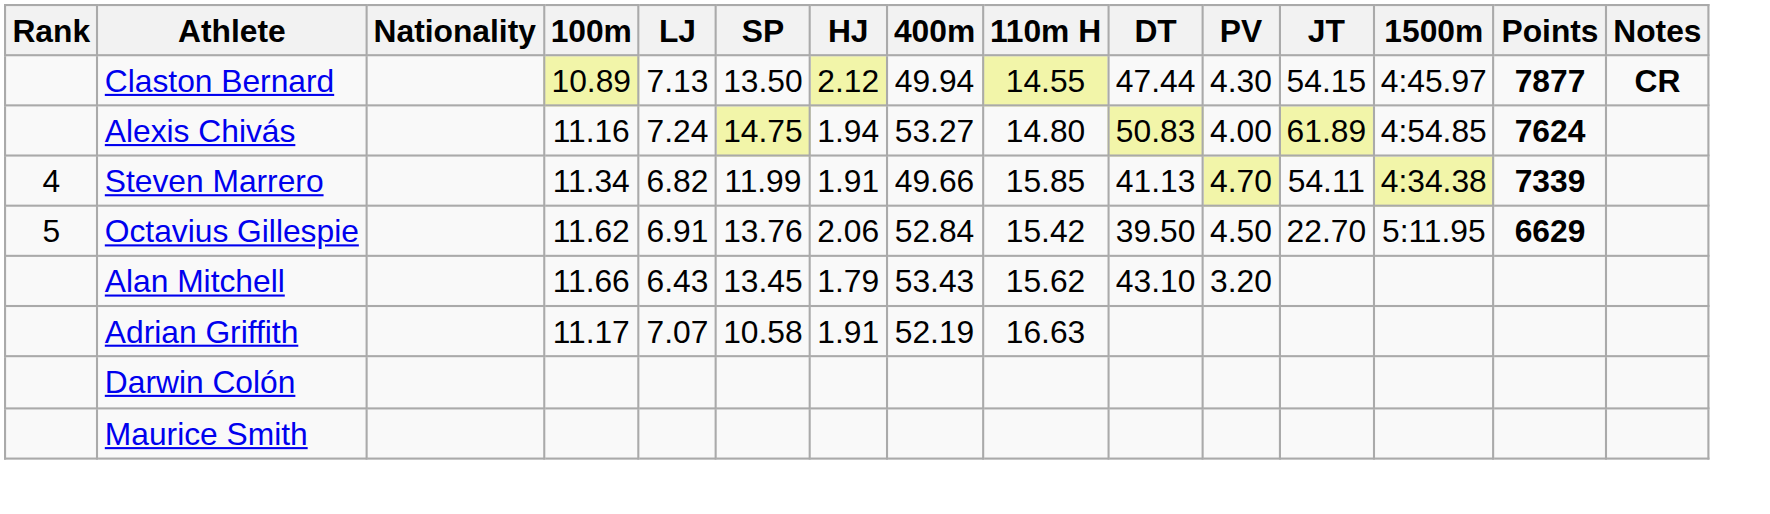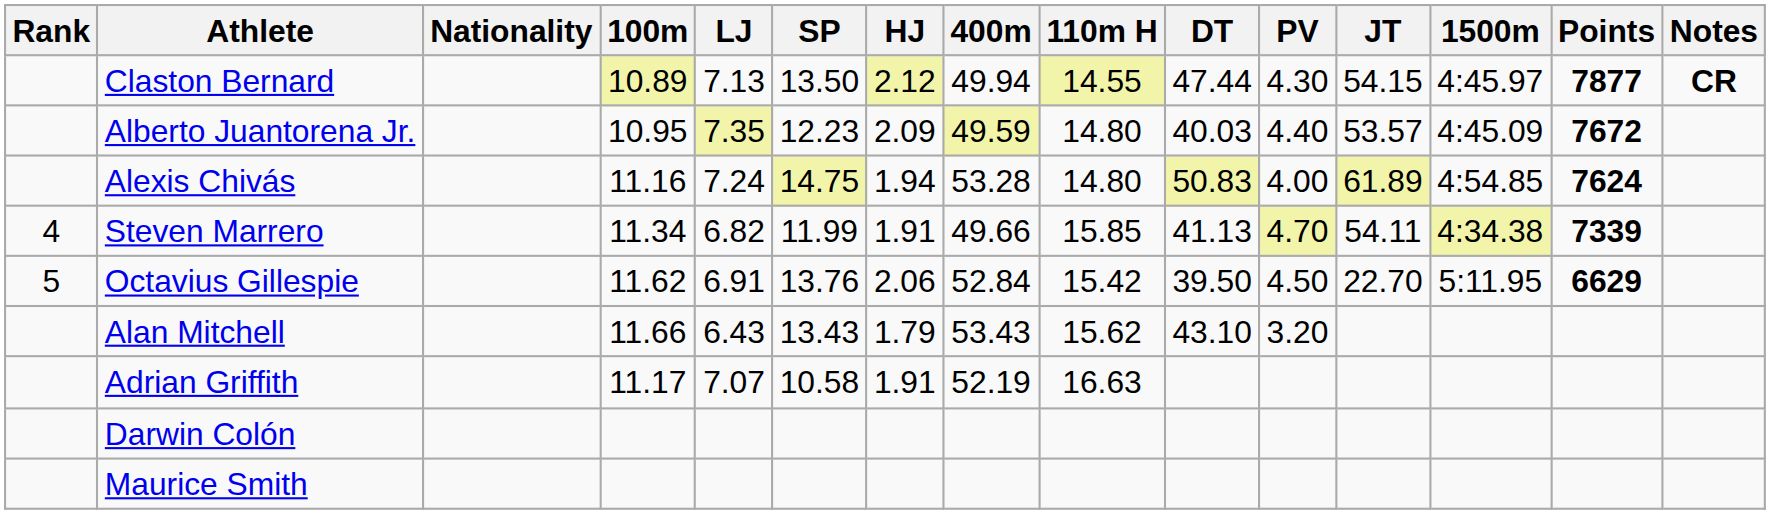+ row: (260, 131)
(935, 131) 53.27 -> (991, 181) 53.28
(763, 282) 13.45 -> (819, 332) 13.43
